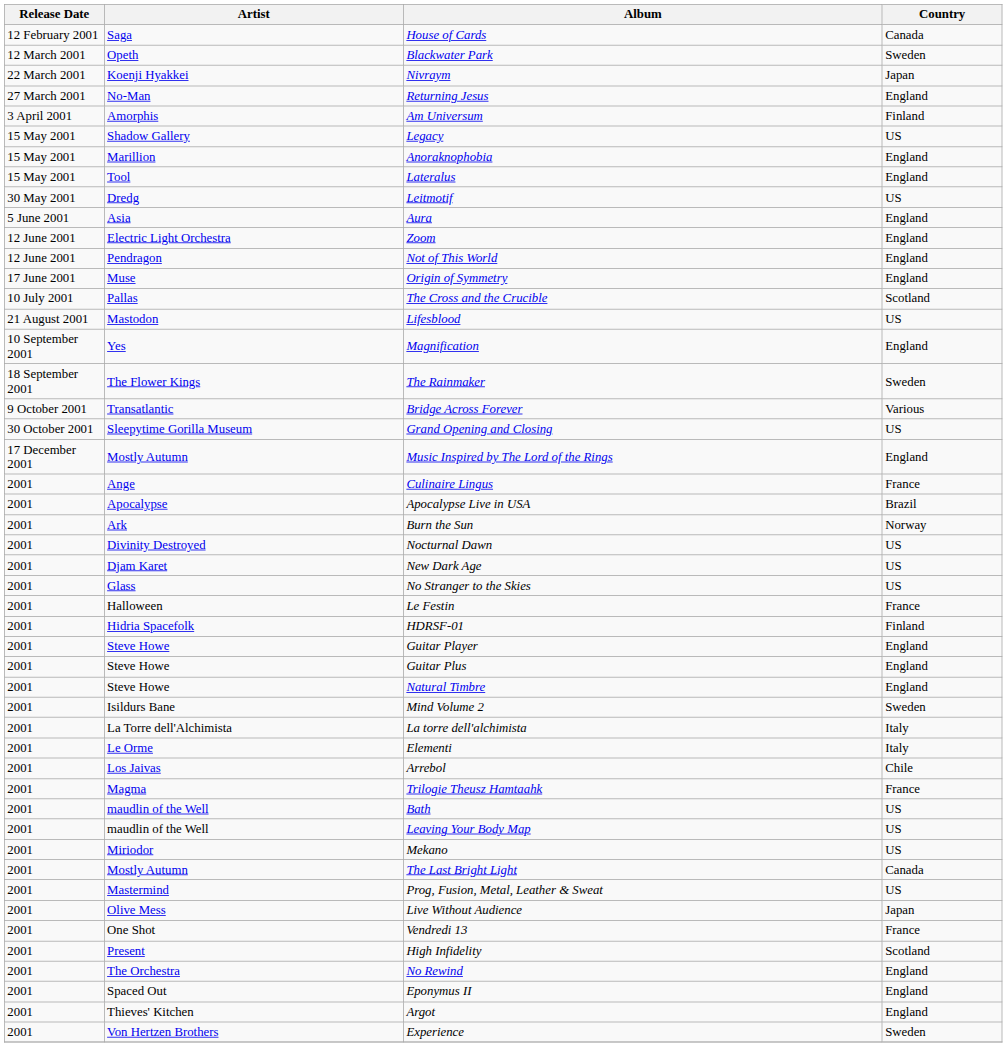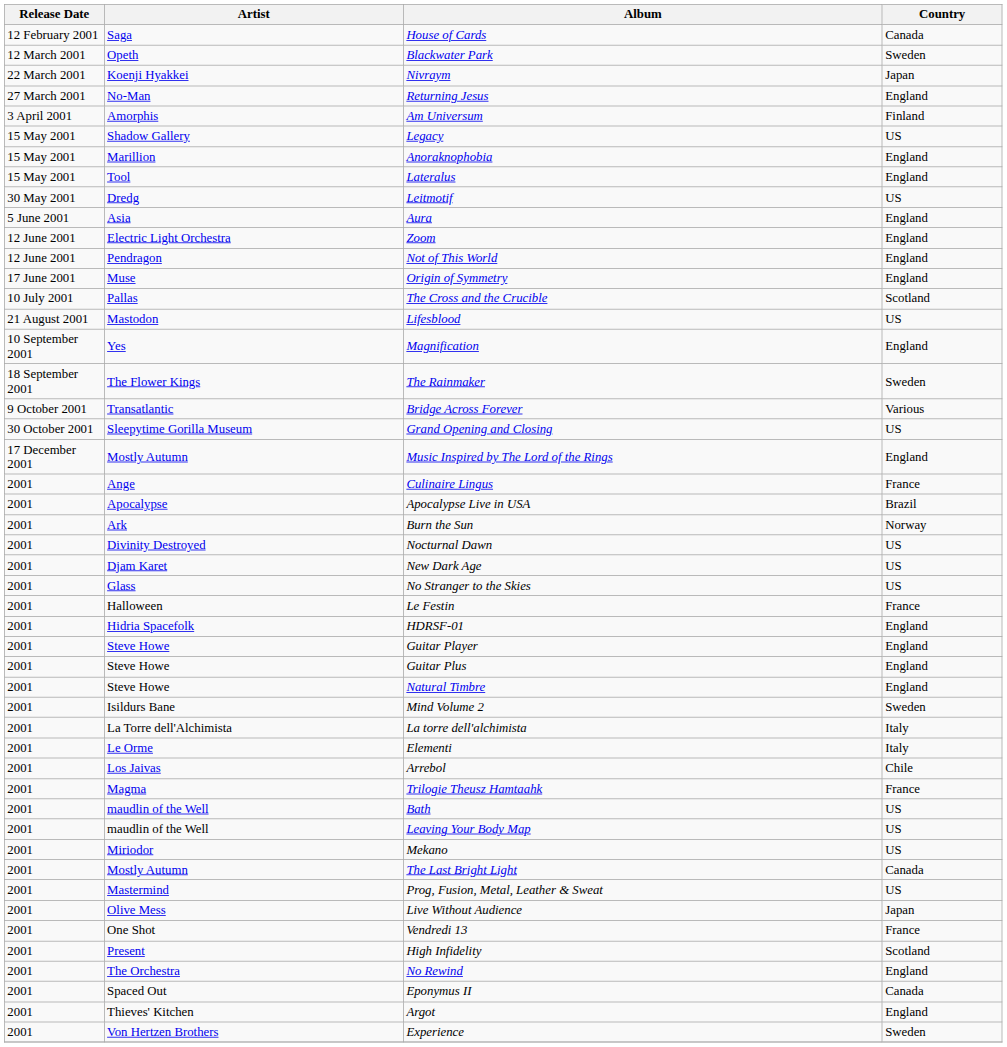(905, 626) Finland -> (907, 626) England
(907, 991) England -> (904, 991) Canada
